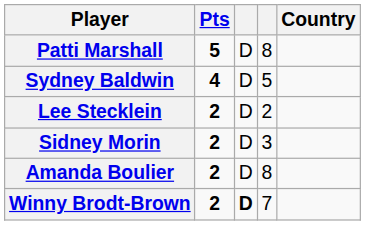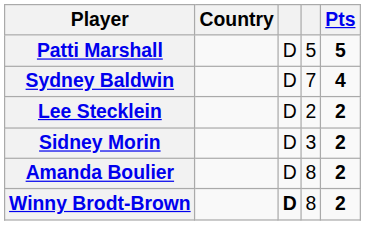columns swapped: (318, 19) <-> (215, 19)
(267, 50) 8 -> (311, 50) 5
(267, 81) 5 -> (311, 81) 7
(267, 204) 7 -> (311, 204) 8
